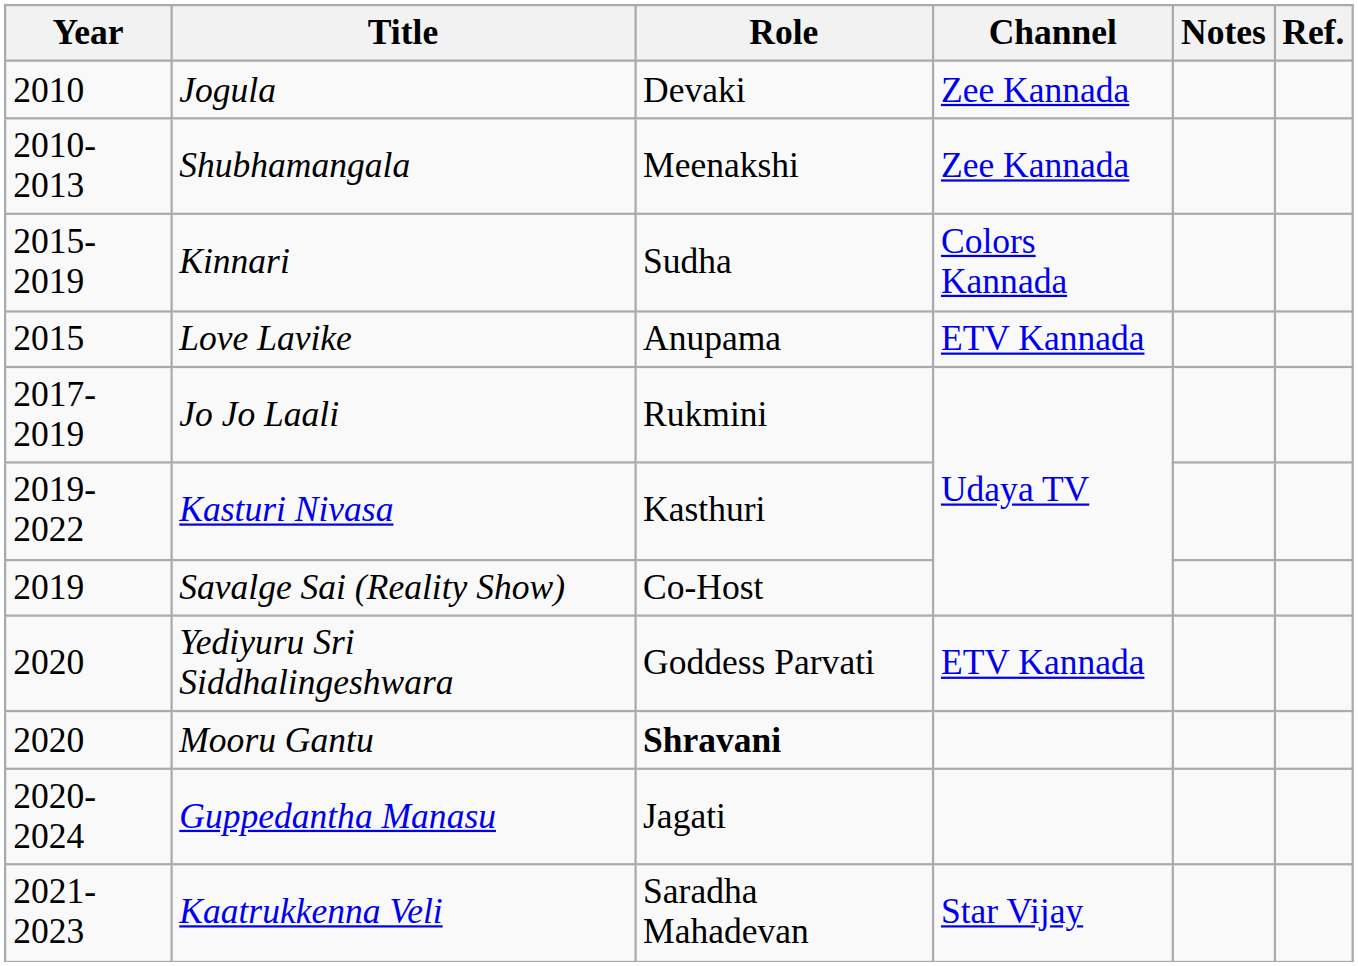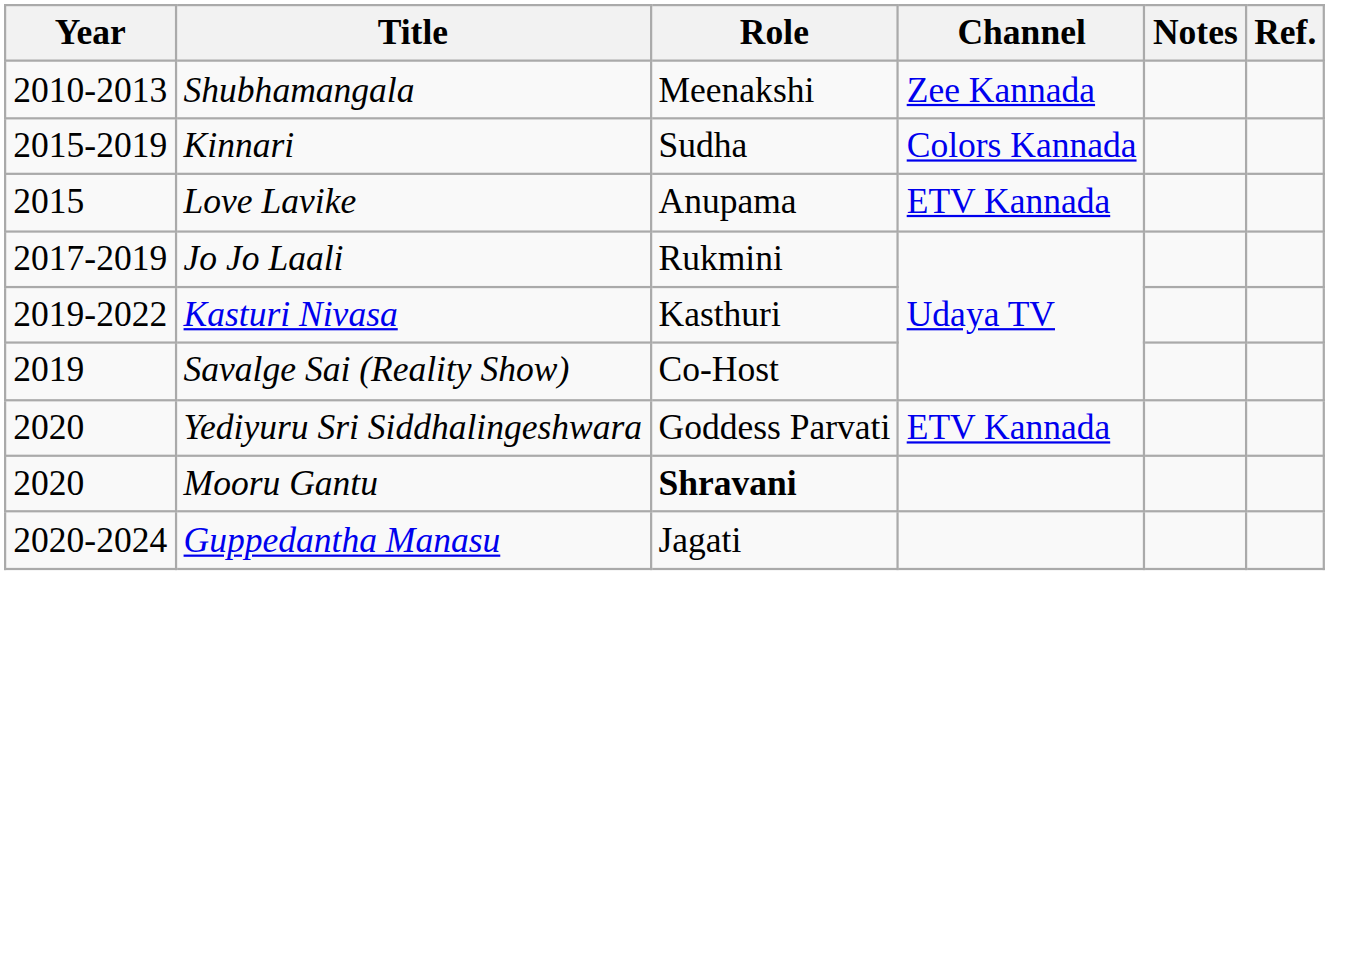- row: (228, 88)
- row: (311, 912)
